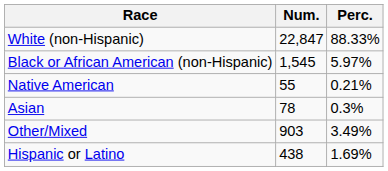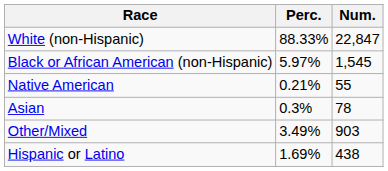columns swapped: (301, 16) <-> (355, 16)
